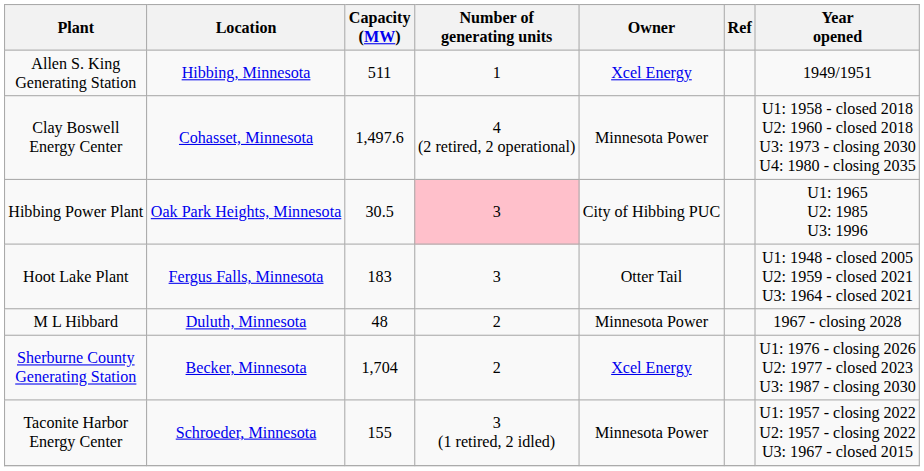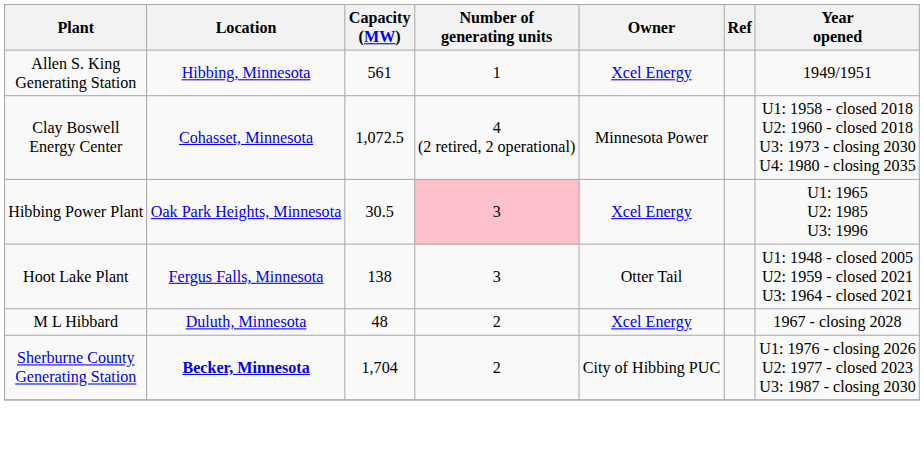(380, 73) 511 -> (380, 73) 561
(380, 137) 1,497.6 -> (380, 137) 1,072.5
(651, 212) City of Hibbing PUC -> (651, 212) Xcel Energy
(380, 276) 183 -> (380, 276) 138
(651, 322) Minnesota Power -> (651, 322) Xcel Energy
(246, 368) normal -> (246, 368) bold
(651, 368) Xcel Energy -> (651, 368) City of Hibbing PUC
- row: (76, 432)
